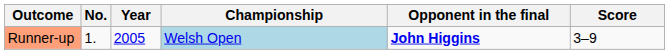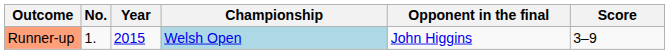(129, 37) 2005 -> (129, 37) 2015
(435, 37) bold -> (431, 37) normal
